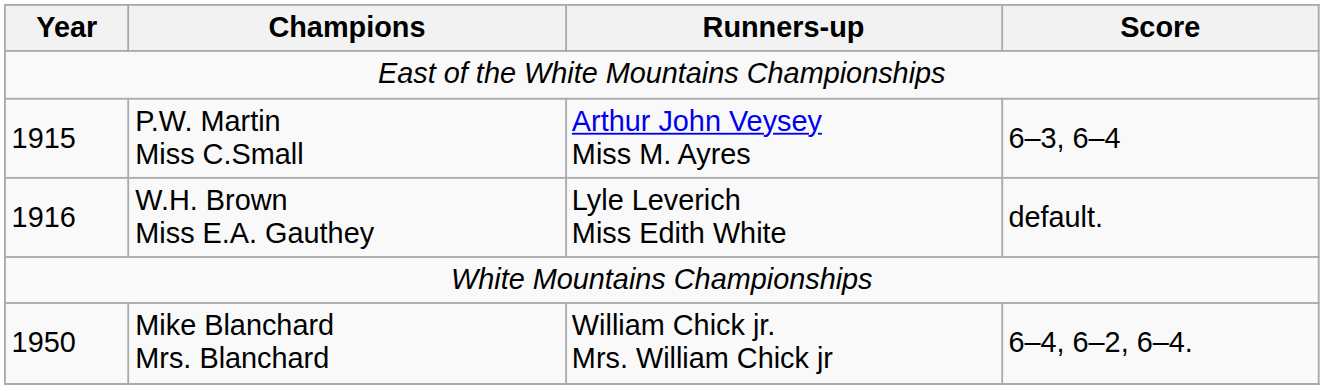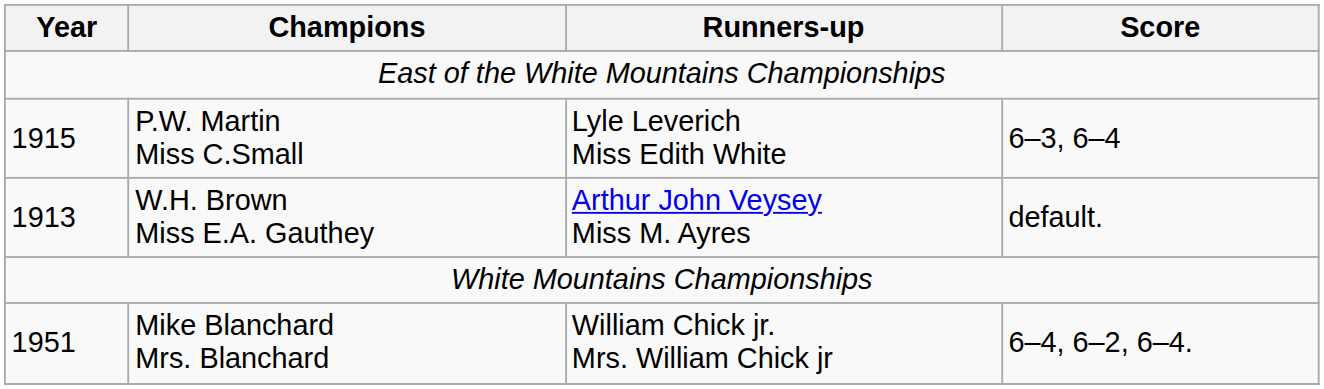(697, 136) Arthur John Veysey Miss M. Ayres -> (679, 136) Lyle Leverich Miss Edith White
(44, 216) 1916 -> (44, 216) 1913
(679, 216) Lyle Leverich Miss Edith White -> (697, 216) Arthur John Veysey Miss M. Ayres
(44, 342) 1950 -> (44, 342) 1951
